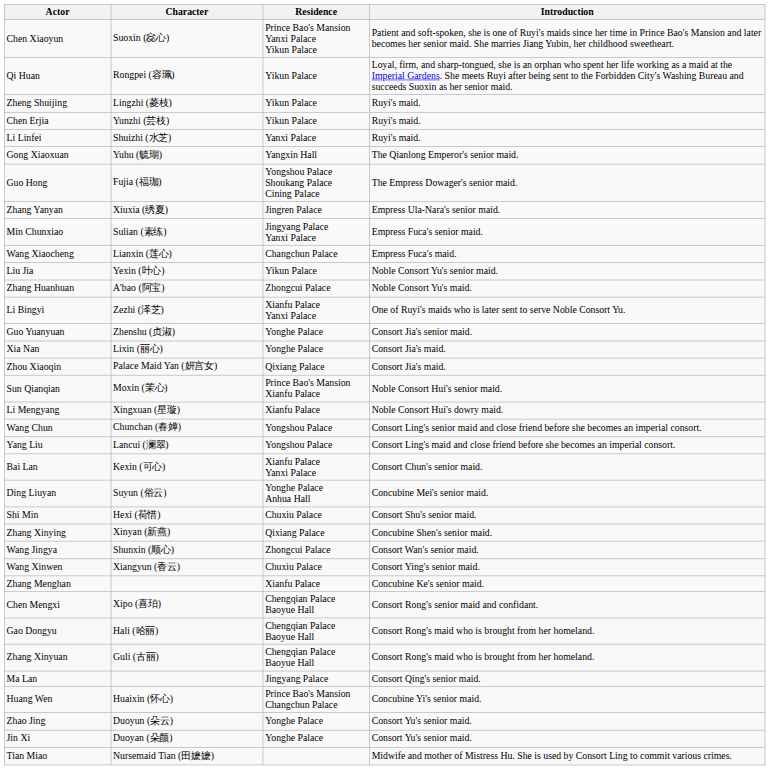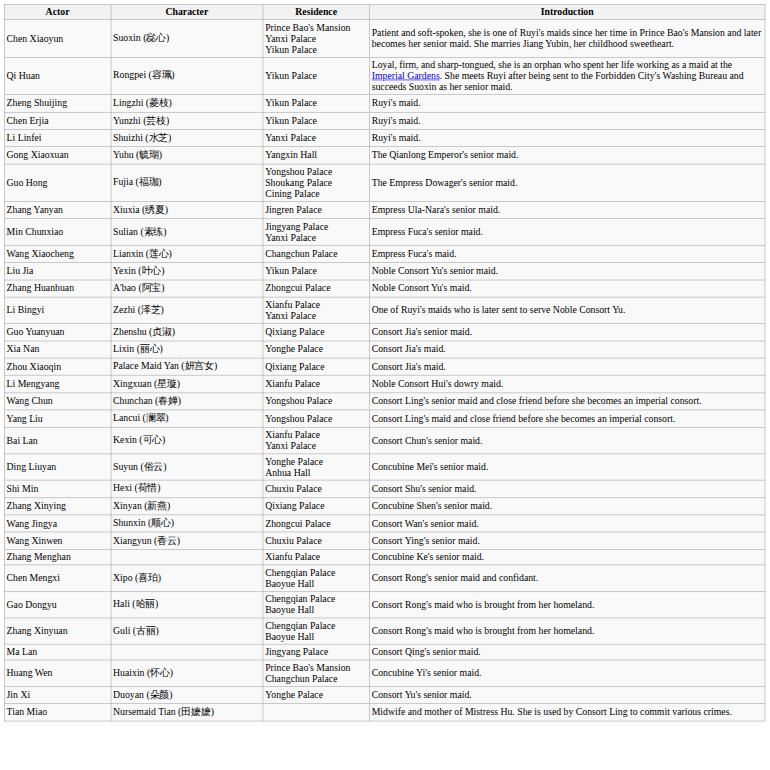(294, 332) Yonghe Palace -> (295, 332) Qixiang Palace
- row: (33, 388)
- row: (26, 721)
